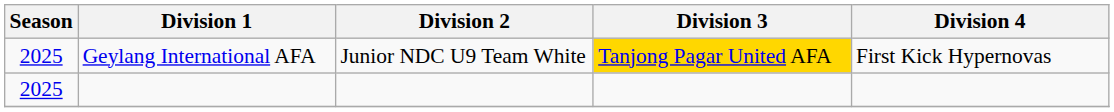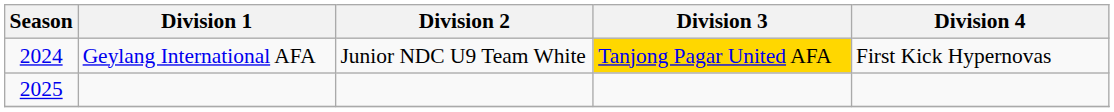(41, 55) 2025 -> (41, 55) 2024
